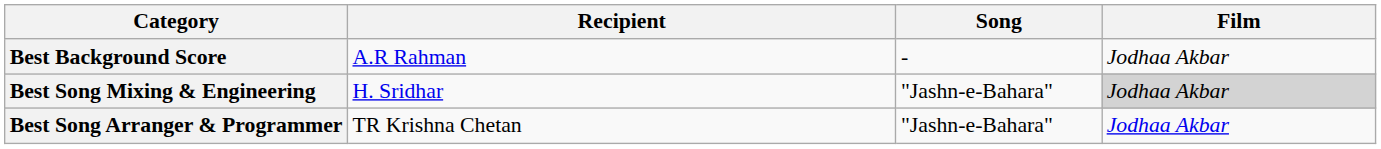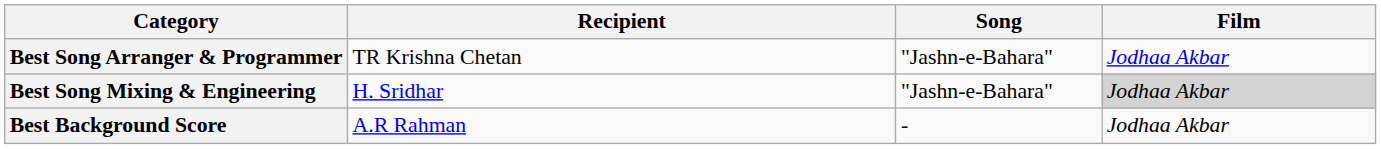rows swapped: (176, 125) <-> (118, 56)
